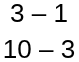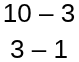rows swapped: (39, 13) <-> (39, 49)
